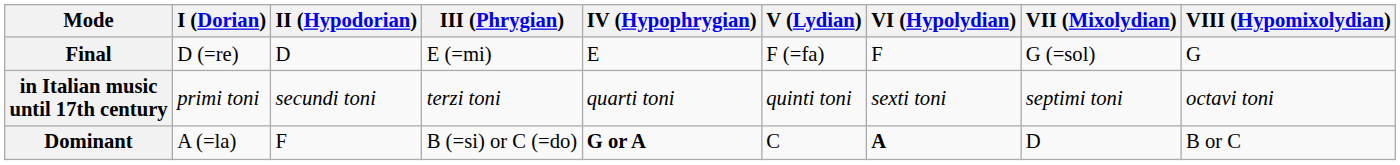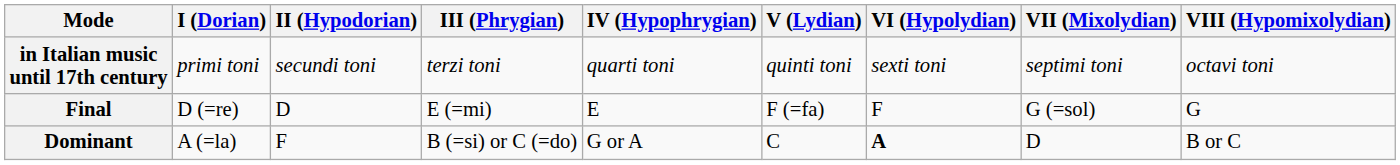rows swapped: (89, 97) <-> (89, 53)
(616, 142) bold -> (615, 142) normal
